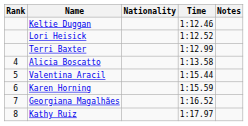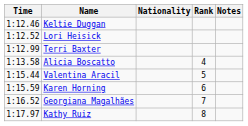columns swapped: (16, 11) <-> (197, 11)
